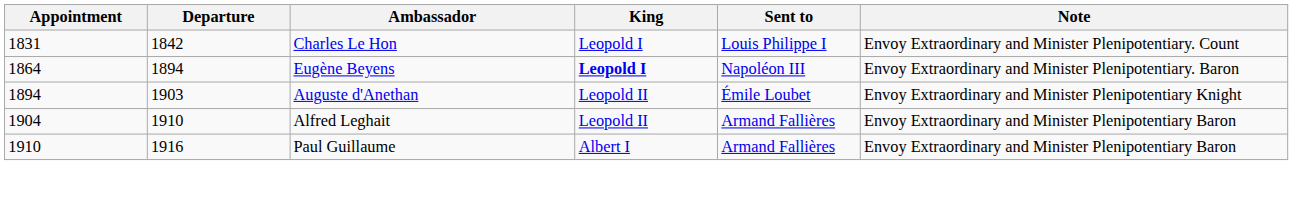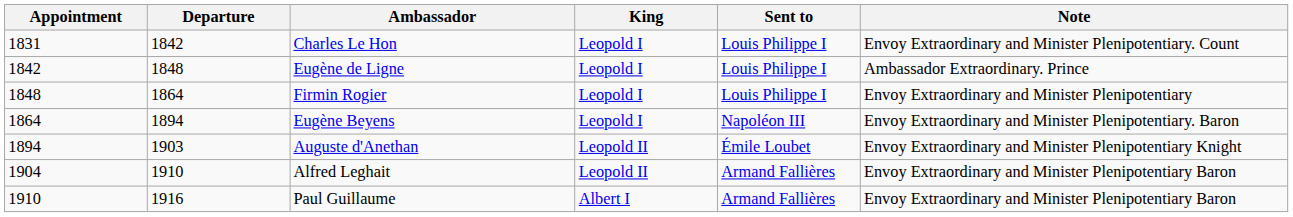+ row: (349, 69)
+ row: (340, 95)
(613, 69) bold -> (611, 120) normal
